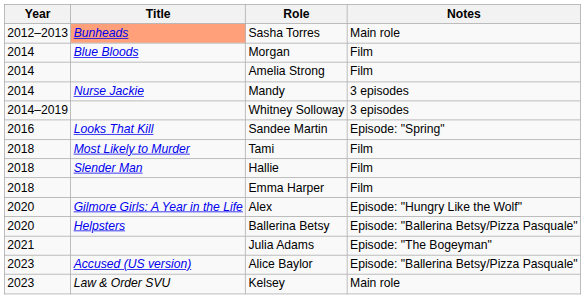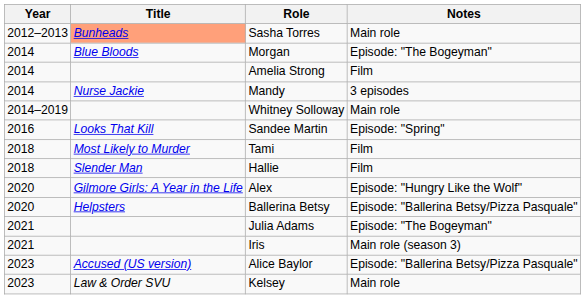(362, 52) Film -> (421, 52) Episode: "The Bogeyman"
(379, 110) 3 episodes -> (375, 110) Main role
- row: (286, 187)
+ row: (257, 245)
